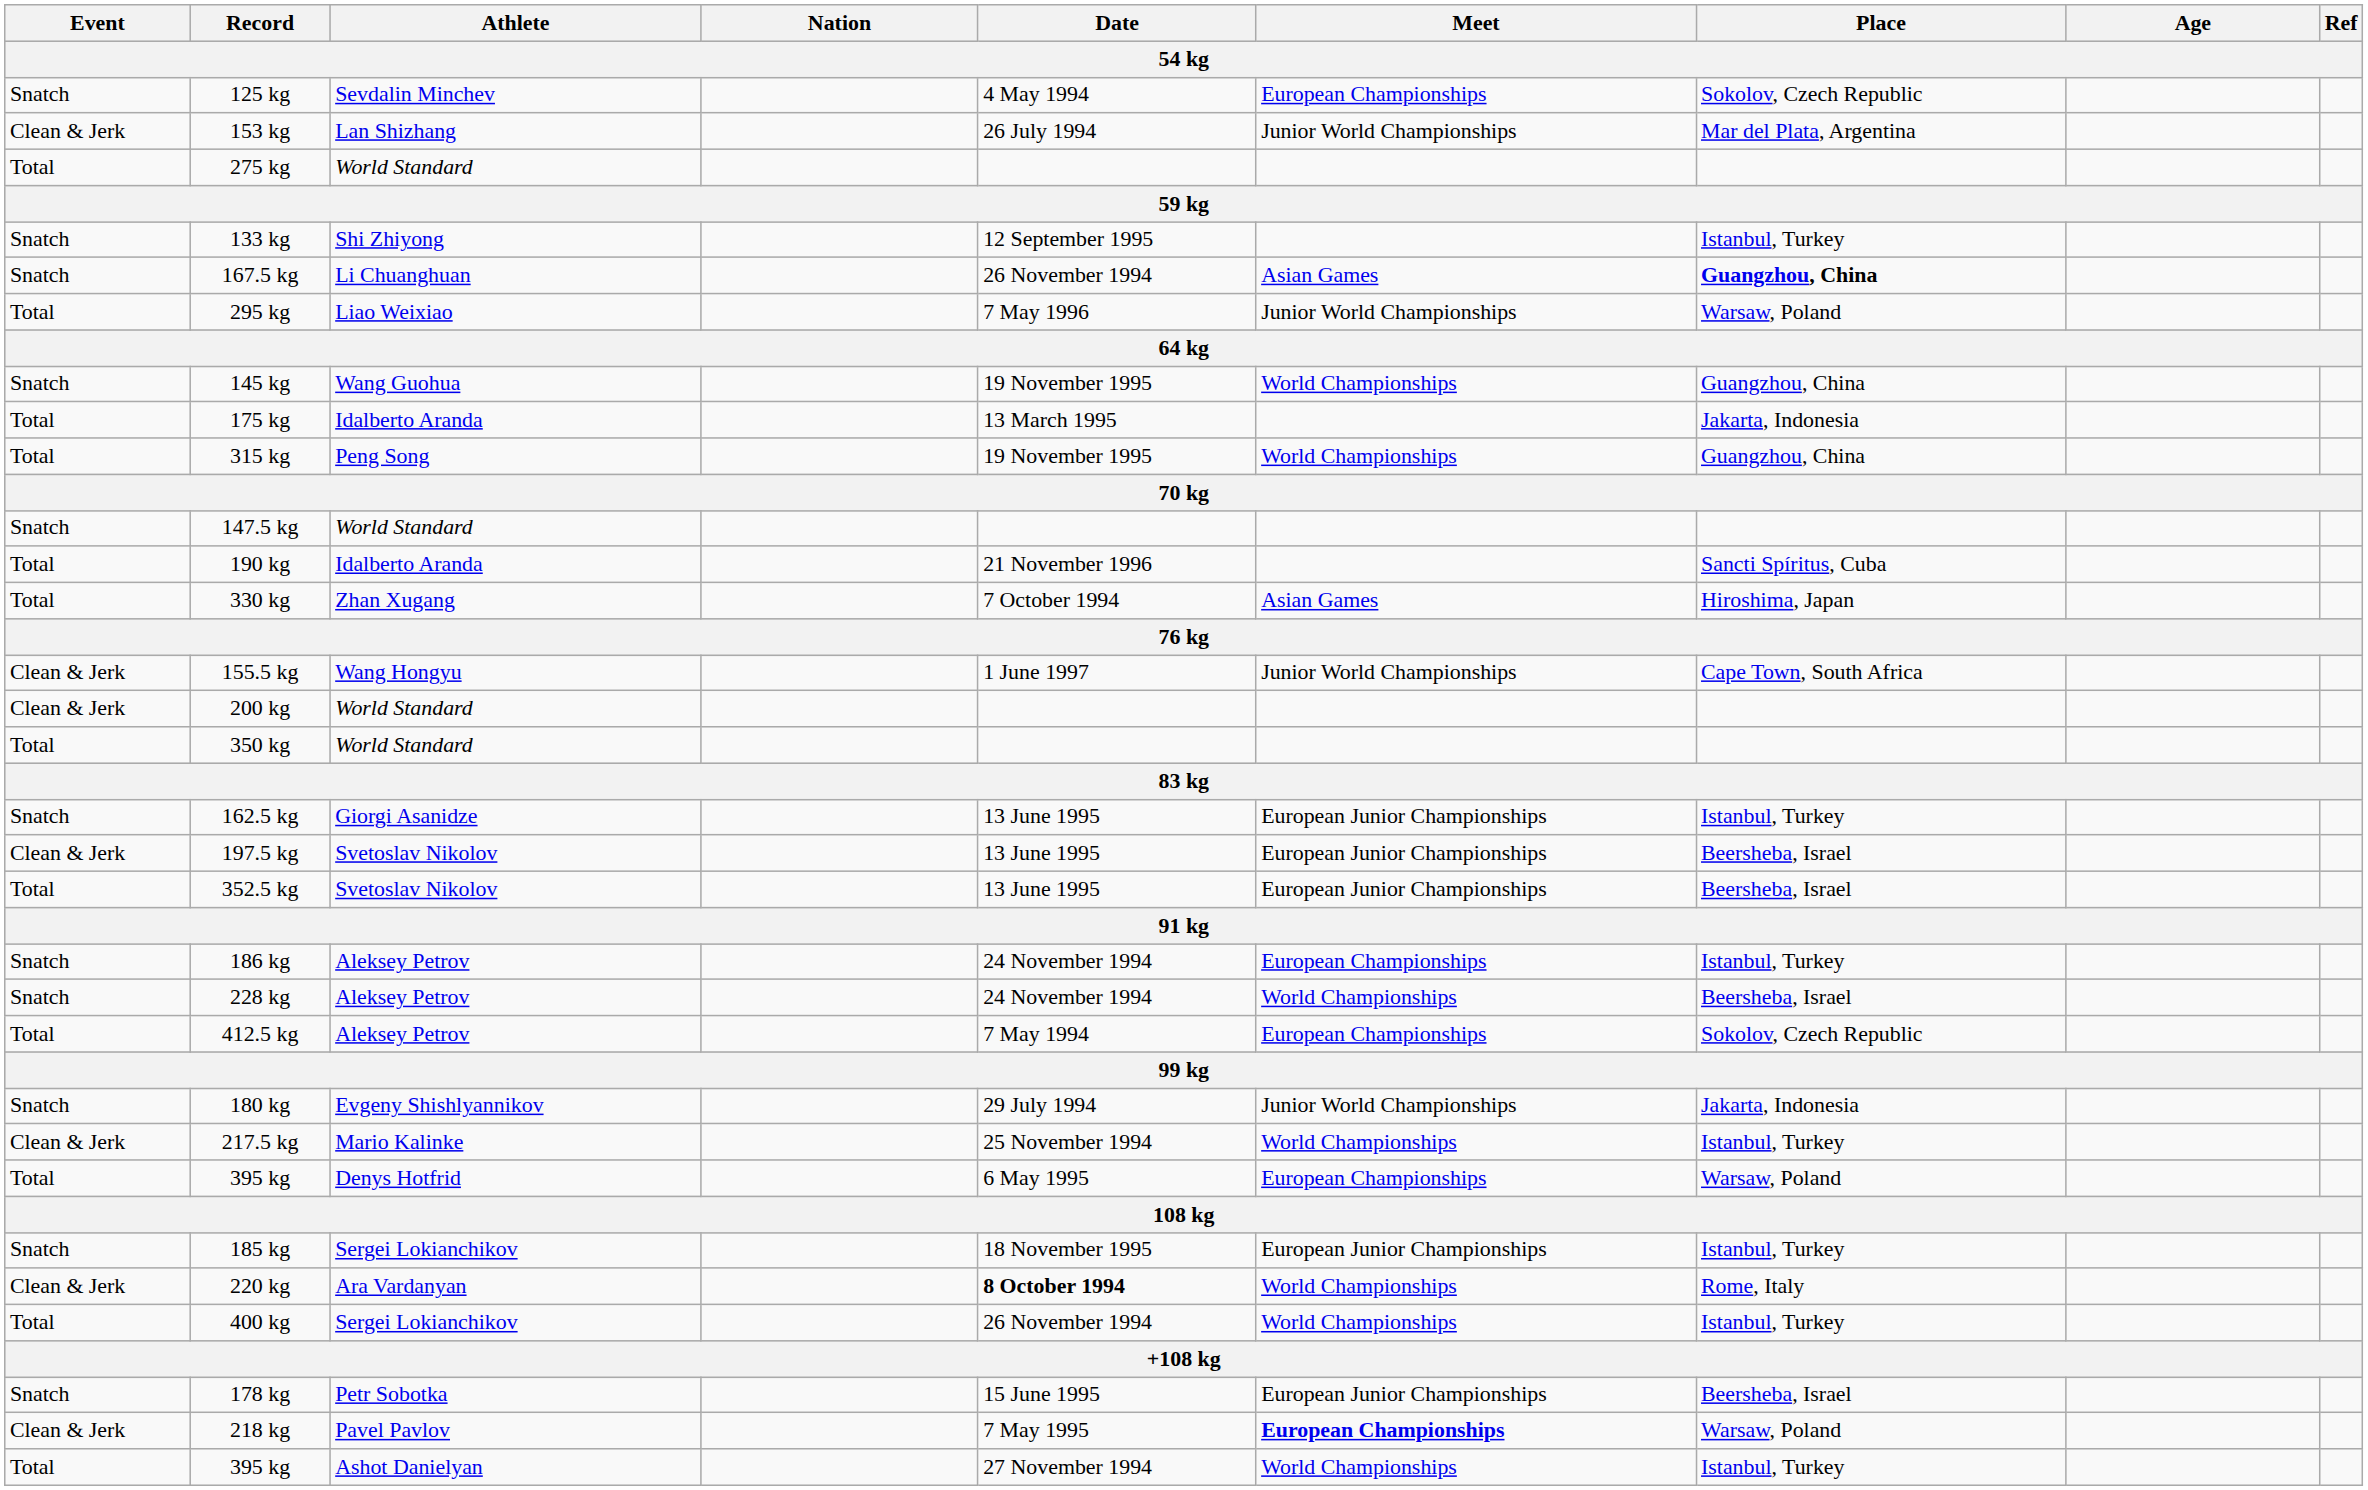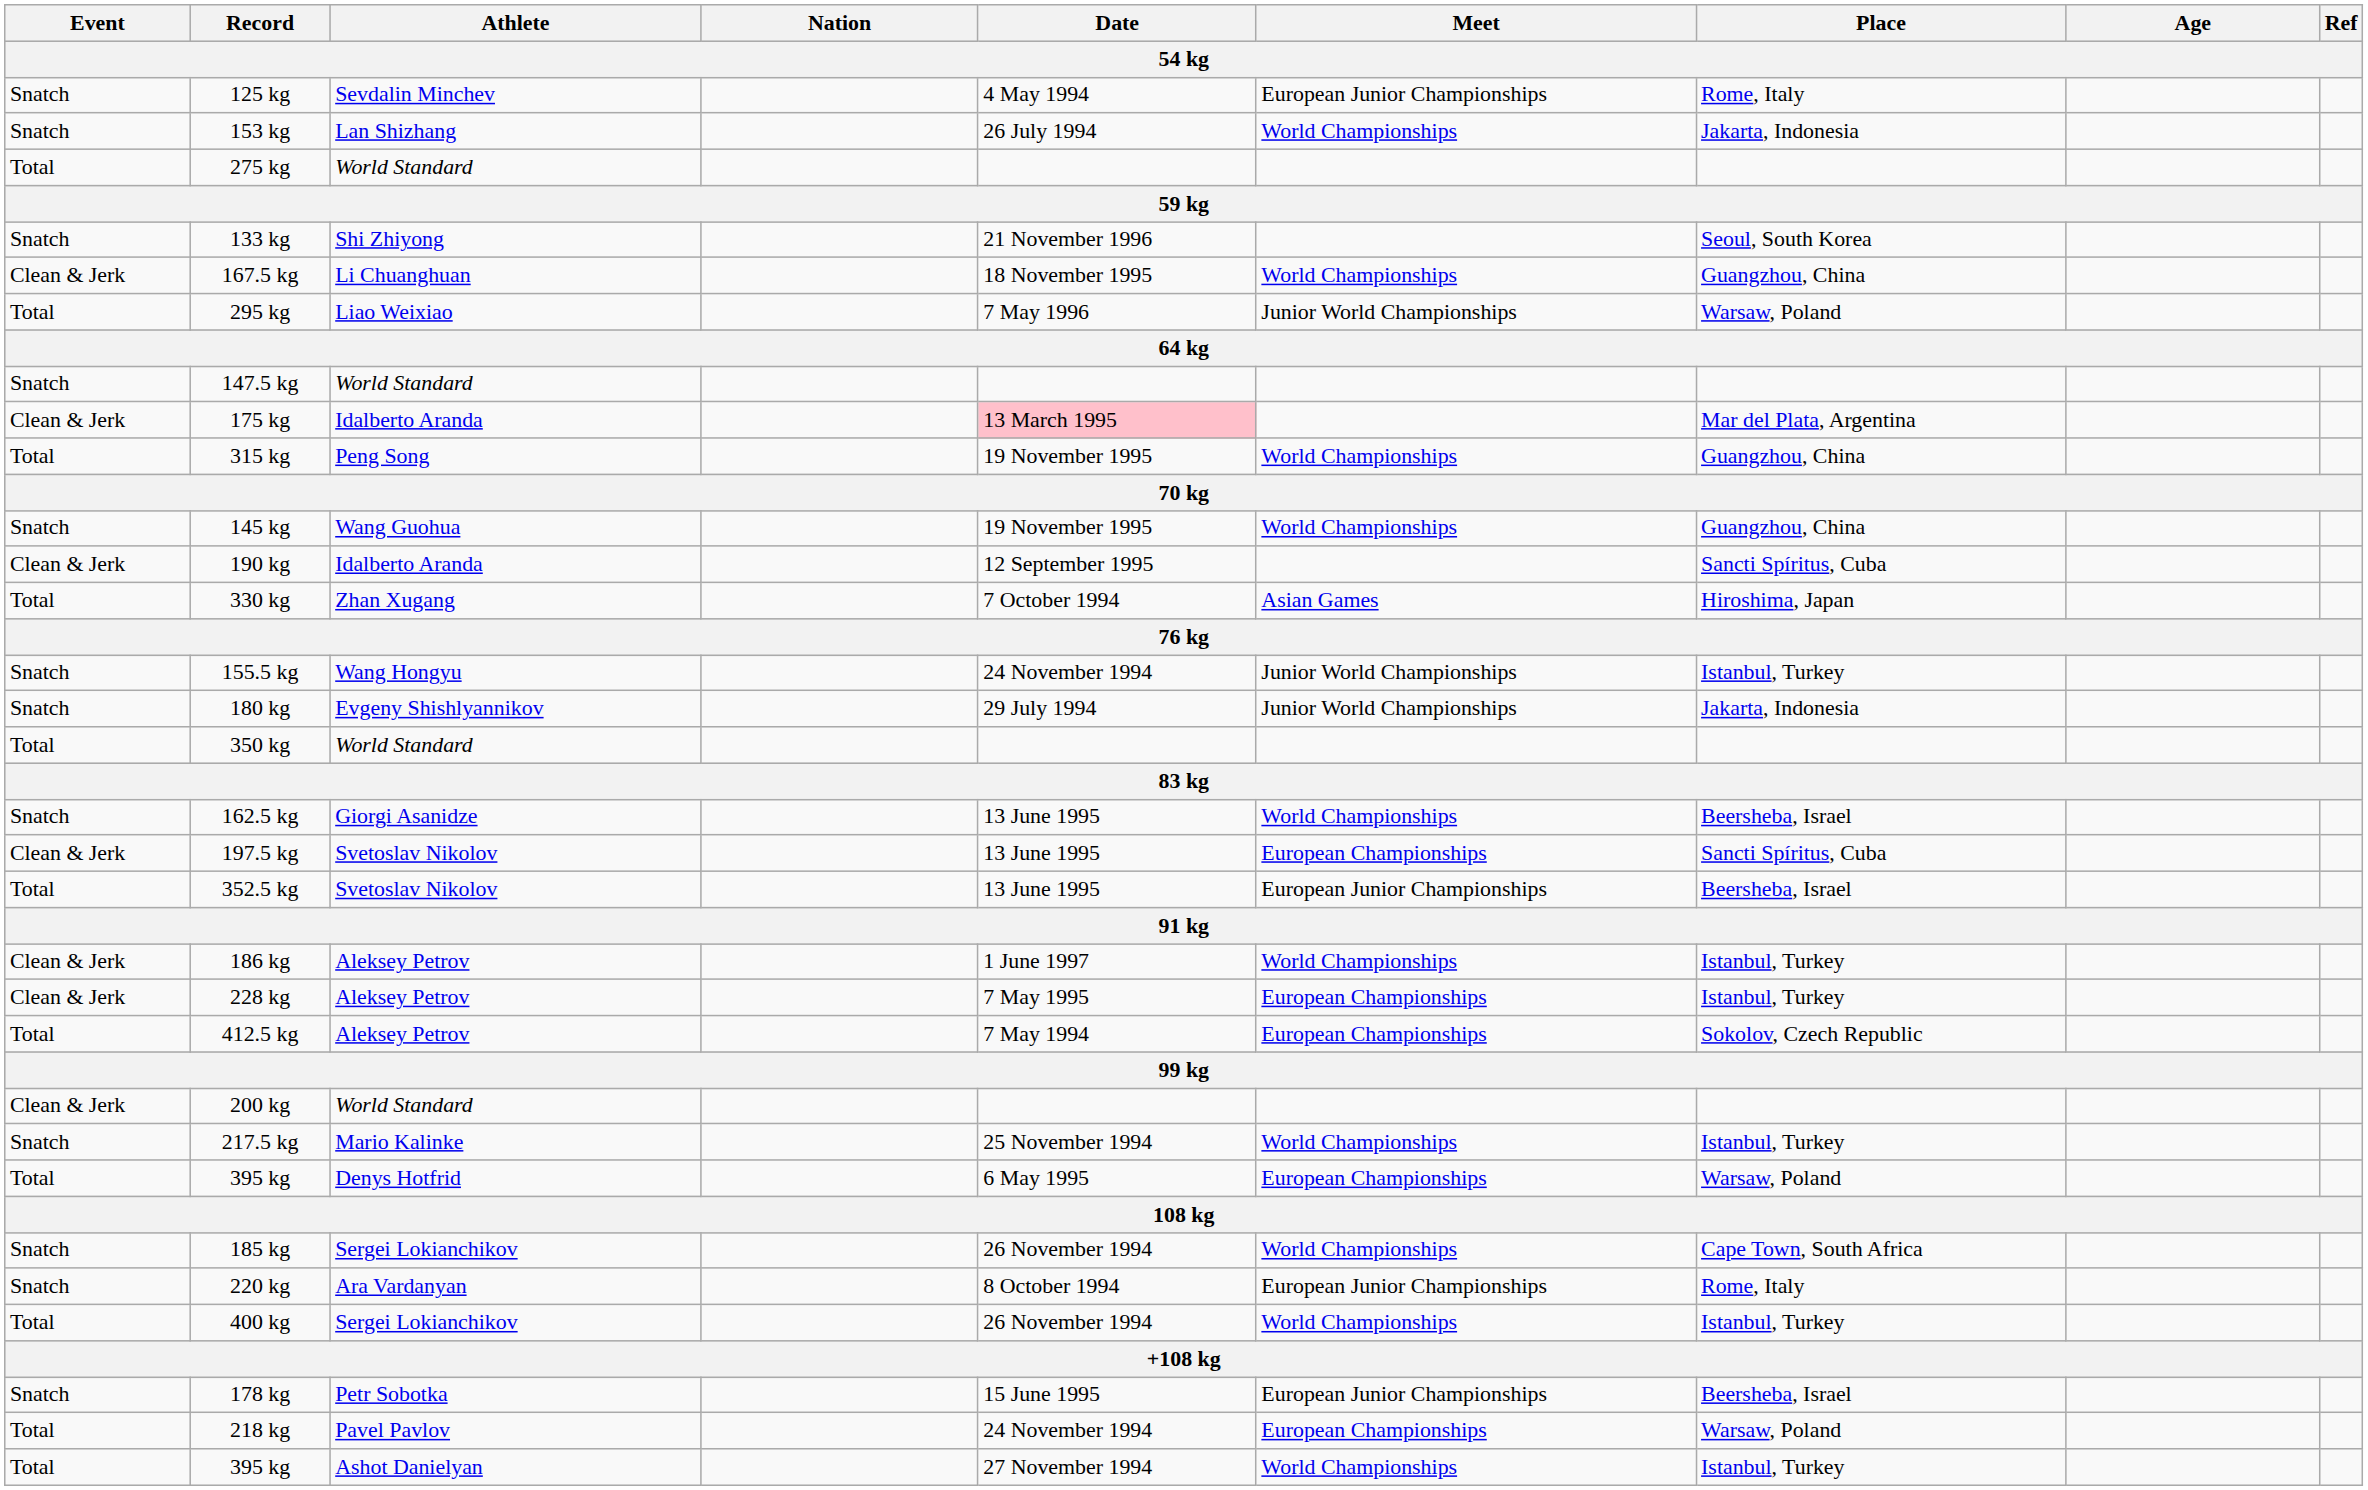(1374, 95) European Championships -> (1404, 95) European Junior Championships
(1812, 95) Sokolov, Czech Republic -> (1753, 95) Rome, Italy
(68, 131) Clean & Jerk -> (40, 131) Snatch
(1389, 131) Junior World Championships -> (1359, 131) World Championships
(1808, 131) Mar del Plata, Argentina -> (1780, 131) Jakarta, Indonesia
(1068, 239) 12 September 1995 -> (1068, 239) 21 November 1996
(1773, 239) Istanbul, Turkey -> (1786, 239) Seoul, South Korea
(40, 275) Snatch -> (68, 275) Clean & Jerk
(1068, 275) 26 November 1994 -> (1068, 275) 18 November 1995
(1320, 275) Asian Games -> (1359, 275) World Championships
(1789, 275) bold -> (1783, 275) normal
rows swapped: (260, 383) <-> (260, 528)
(32, 420) Total -> (68, 420) Clean & Jerk
(1050, 420) no background -> (1050, 420) pink background
(1780, 420) Jakarta, Indonesia -> (1808, 420) Mar del Plata, Argentina
(32, 564) Total -> (68, 564) Clean & Jerk
(1068, 564) 21 November 1996 -> (1068, 564) 12 September 1995
(68, 672) Clean & Jerk -> (40, 672) Snatch
(1036, 672) 1 June 1997 -> (1068, 672) 24 November 1994
(1812, 672) Cape Town, South Africa -> (1773, 672) Istanbul, Turkey
rows swapped: (260, 708) <-> (260, 1105)
(1404, 817) European Junior Championships -> (1359, 817) World Championships
(1773, 817) Istanbul, Turkey -> (1776, 817) Beersheba, Israel
(1404, 853) European Junior Championships -> (1374, 853) European Championships
(1776, 853) Beersheba, Israel -> (1794, 853) Sancti Spíritus, Cuba
(40, 961) Snatch -> (68, 961) Clean & Jerk
(1068, 961) 24 November 1994 -> (1036, 961) 1 June 1997
(1374, 961) European Championships -> (1359, 961) World Championships
(40, 997) Snatch -> (68, 997) Clean & Jerk
(1068, 997) 24 November 1994 -> (1036, 997) 7 May 1995
(1359, 997) World Championships -> (1374, 997) European Championships
(1776, 997) Beersheba, Israel -> (1773, 997) Istanbul, Turkey
(68, 1142) Clean & Jerk -> (40, 1142) Snatch
(1068, 1250) 18 November 1995 -> (1068, 1250) 26 November 1994
(1404, 1250) European Junior Championships -> (1359, 1250) World Championships
(1773, 1250) Istanbul, Turkey -> (1812, 1250) Cape Town, South Africa
(68, 1286) Clean & Jerk -> (40, 1286) Snatch
(1054, 1286) bold -> (1051, 1286) normal
(1359, 1286) World Championships -> (1404, 1286) European Junior Championships
(68, 1430) Clean & Jerk -> (32, 1430) Total
(1036, 1430) 7 May 1995 -> (1068, 1430) 24 November 1994
(1383, 1430) bold -> (1374, 1430) normal
